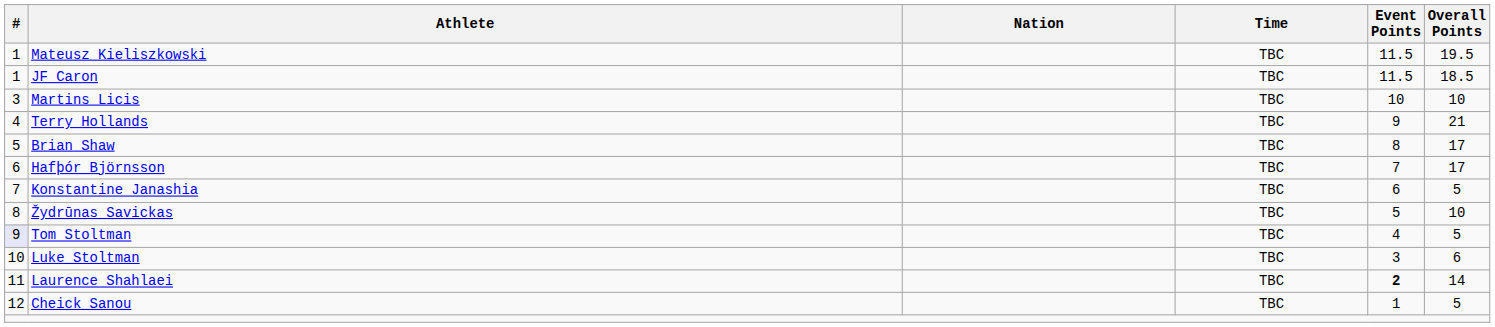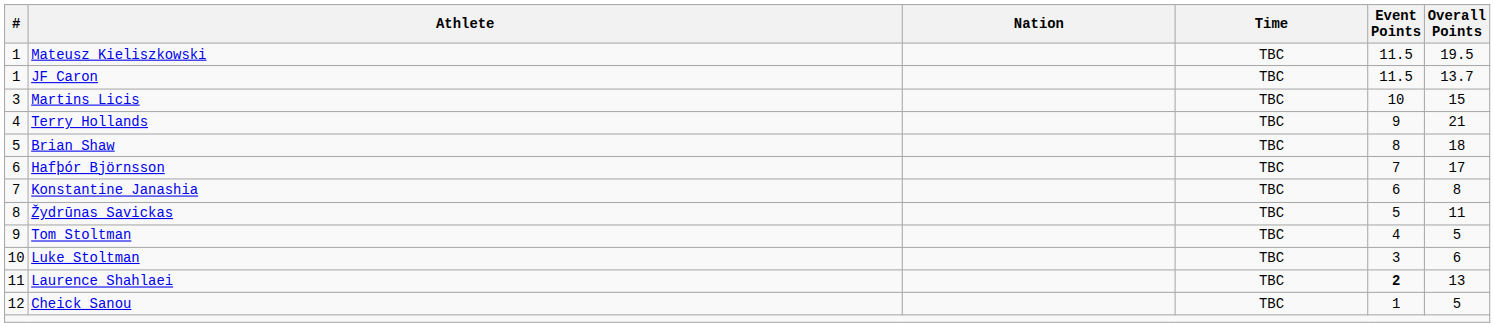(1457, 77) 18.5 -> (1457, 77) 13.7
(1457, 100) 10 -> (1457, 100) 15
(1457, 145) 17 -> (1457, 145) 18
(1457, 191) 5 -> (1457, 191) 8
(1457, 213) 10 -> (1457, 213) 11
(16, 236) lavender background -> (16, 236) no background
(1457, 281) 14 -> (1457, 281) 13
